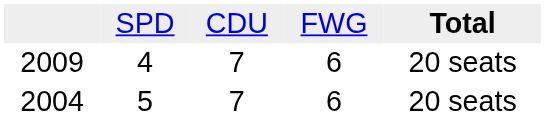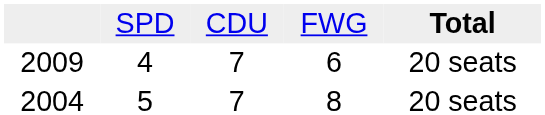(334, 102) 6 -> (334, 102) 8
